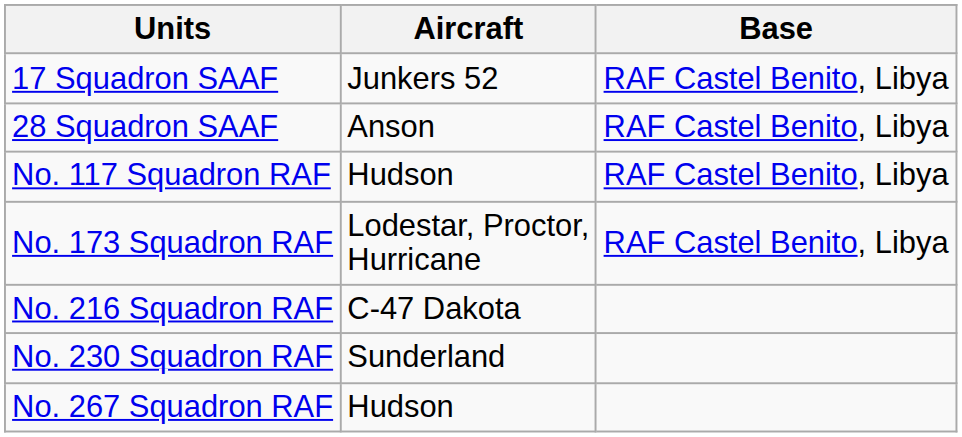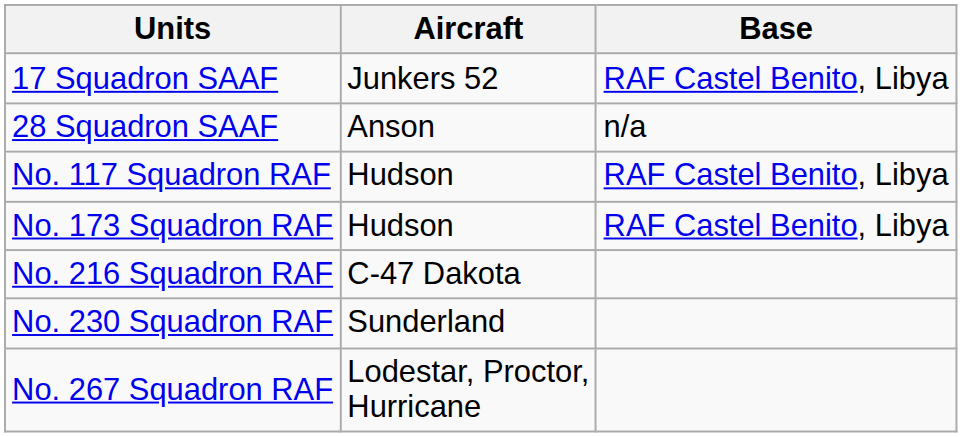(776, 126) RAF Castel Benito, Libya -> (625, 126) n/a
(468, 242) Lodestar, Proctor, Hurricane -> (401, 224) Hudson
(401, 406) Hudson -> (468, 389) Lodestar, Proctor, Hurricane
